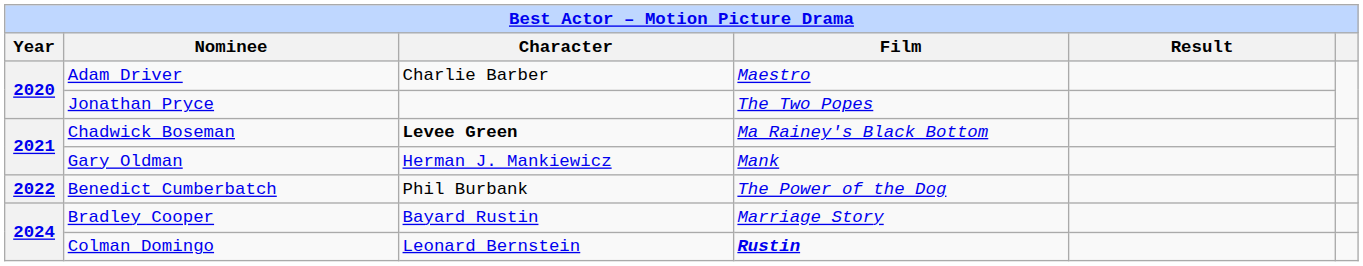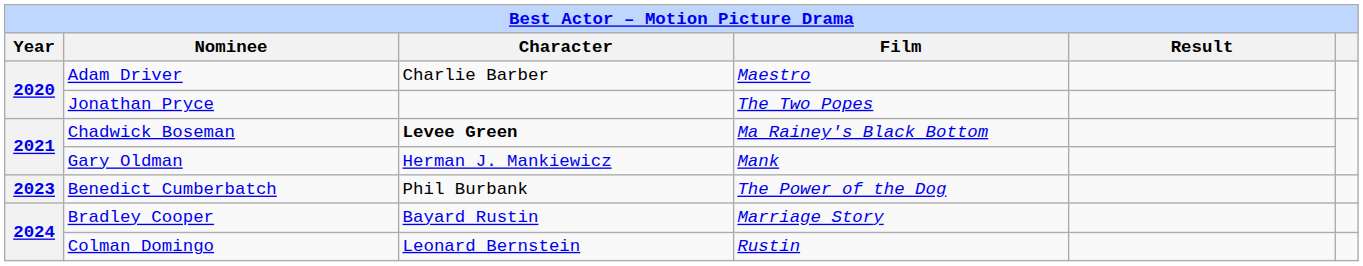(34, 189) 2022 -> (34, 189) 2023
(769, 246) bold -> (769, 246) normal
